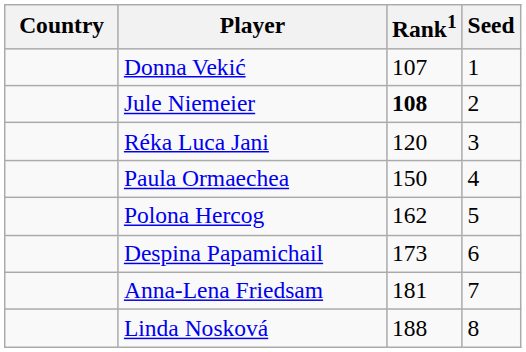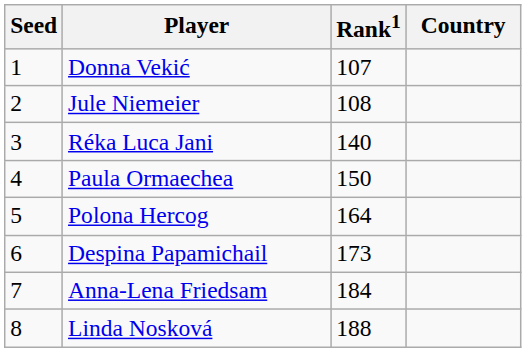columns swapped: (62, 26) <-> (491, 26)
(410, 104) bold -> (354, 104) normal
(410, 141) 120 -> (354, 141) 140
(410, 216) 162 -> (354, 216) 164
(410, 290) 181 -> (354, 290) 184
